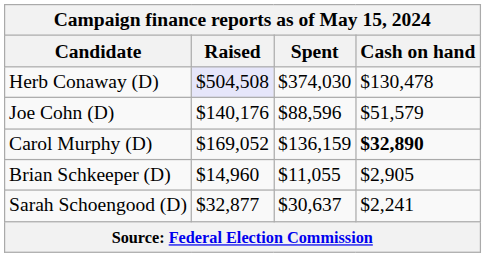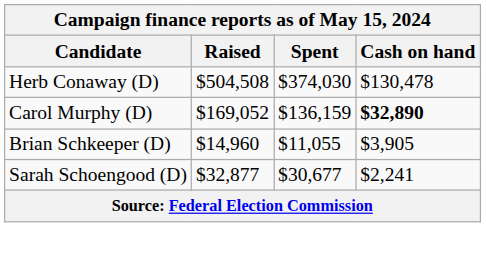(233, 81) lavender background -> (233, 81) no background
- row: (62, 112)
(387, 174) $2,905 -> (387, 143) $3,905
(310, 205) $30,637 -> (310, 174) $30,677
